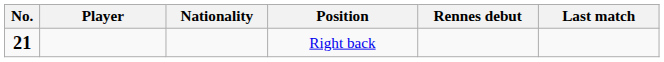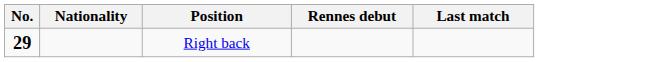- column: (103, 16)
(22, 42) 21 -> (22, 42) 29
